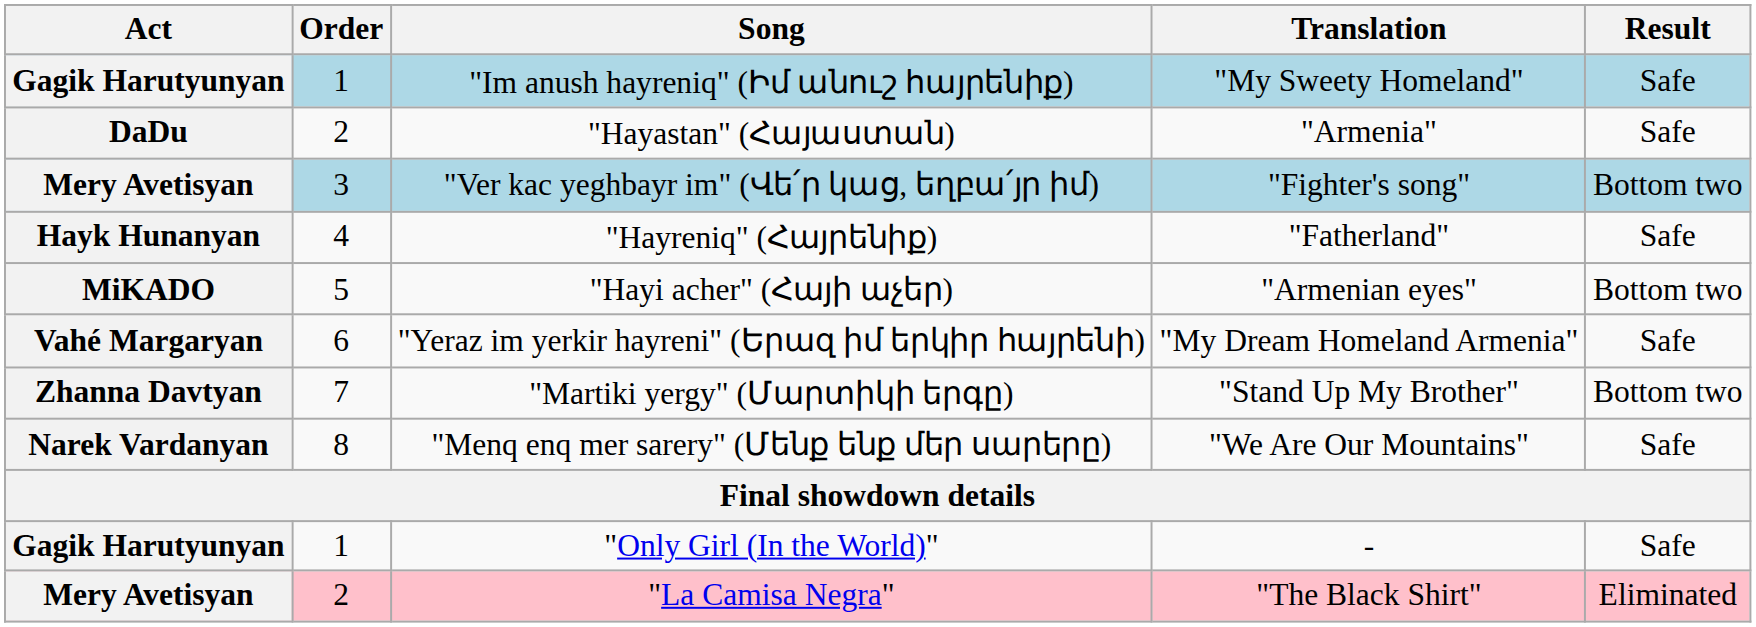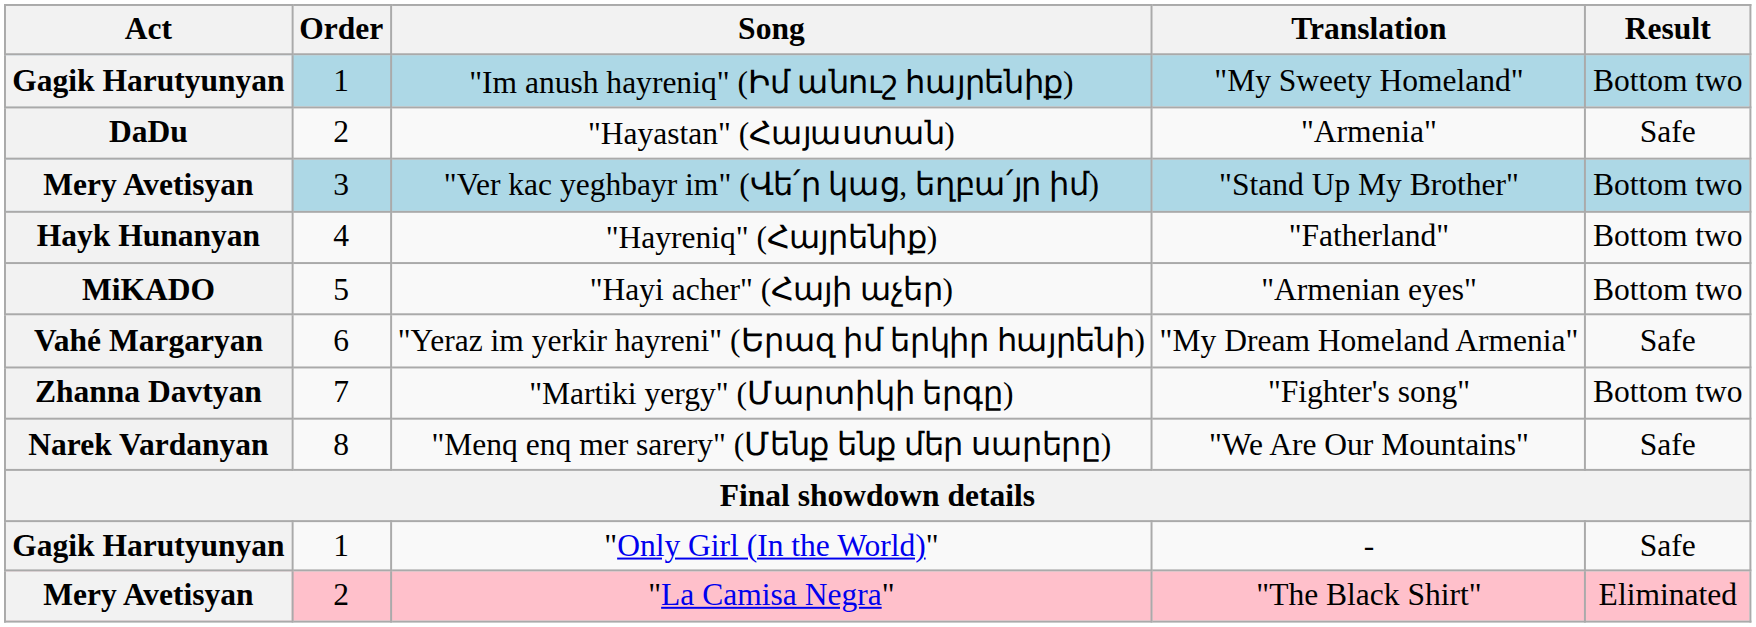(1668, 80) Safe -> (1668, 80) Bottom two
(1369, 184) "Fighter's song" -> (1369, 184) "Stand Up My Brother"
(1668, 236) Safe -> (1668, 236) Bottom two
(1369, 392) "Stand Up My Brother" -> (1369, 392) "Fighter's song"
